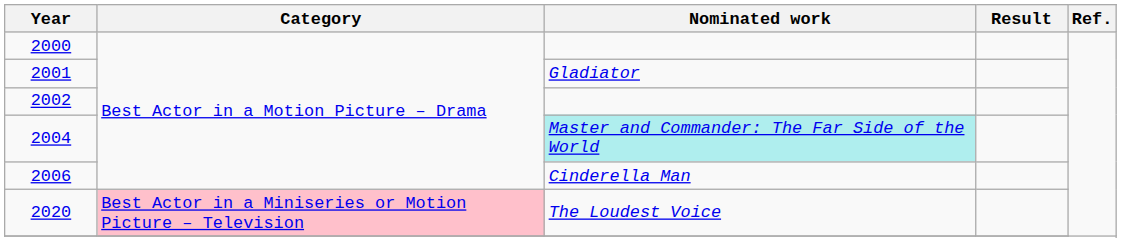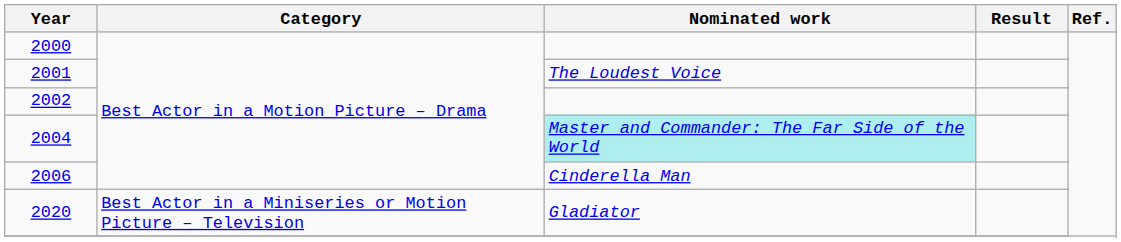(594, 74) Gladiator -> (635, 74) The Loudest Voice
(284, 213) pink background -> (284, 213) no background
(635, 213) The Loudest Voice -> (594, 213) Gladiator
